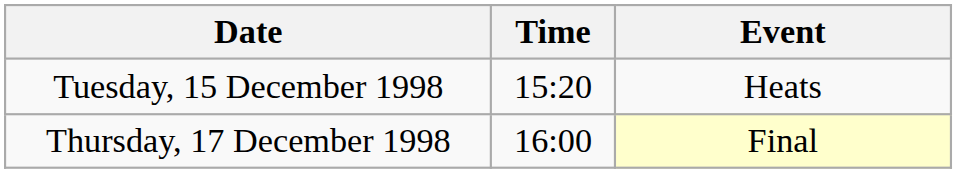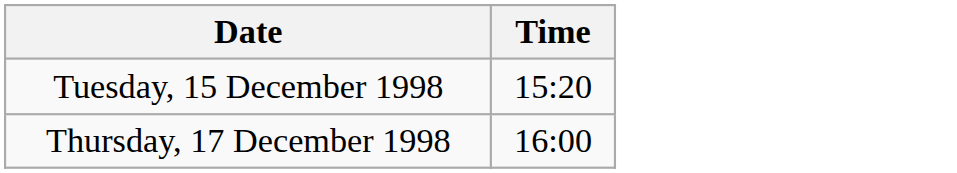- column: (783, 31)
